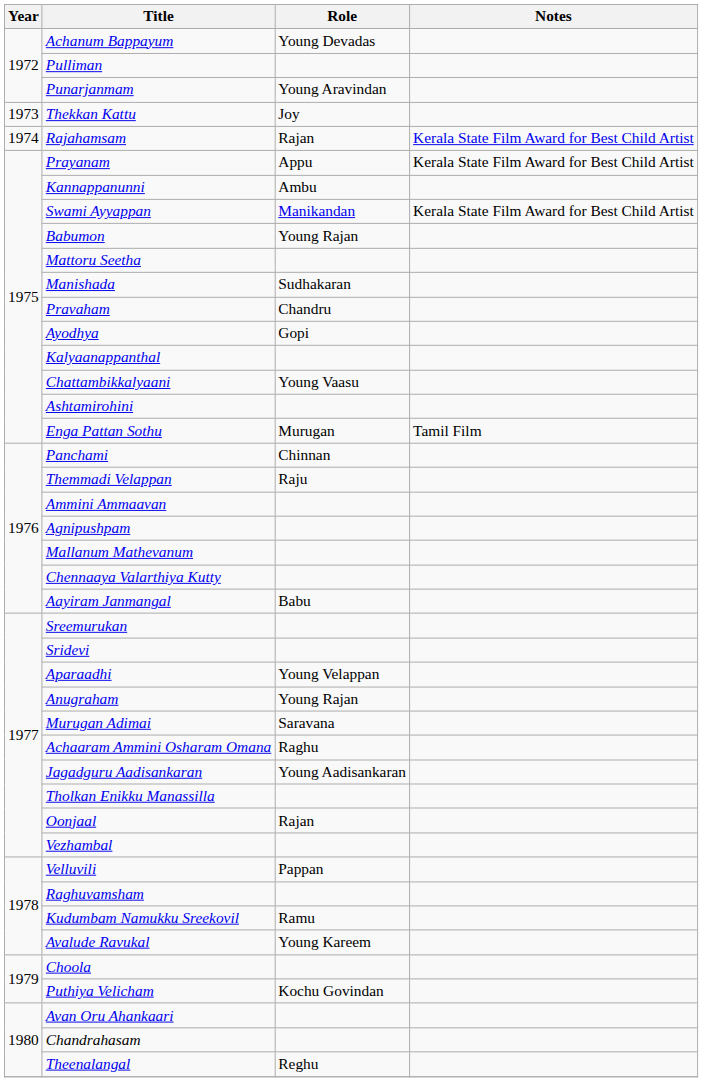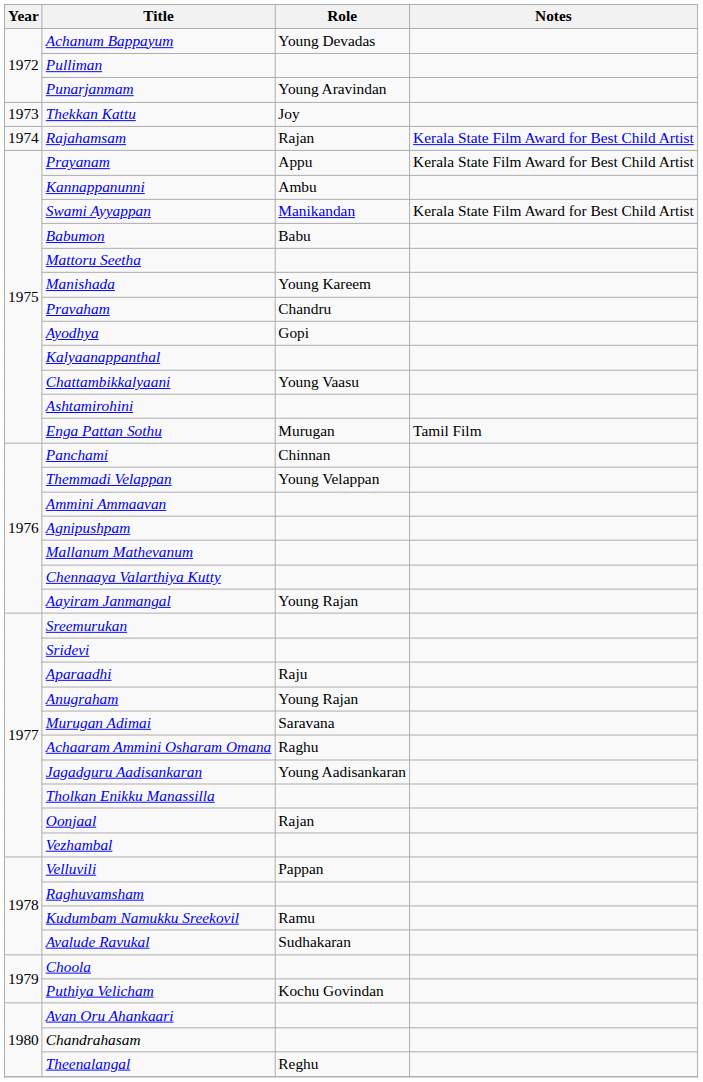(318, 235) Young Rajan -> (295, 235) Babu
(315, 284) Sudhakaran -> (325, 284) Young Kareem
(293, 479) Raju -> (329, 479) Young Velappan
(295, 601) Babu -> (318, 601) Young Rajan
(329, 674) Young Velappan -> (293, 674) Raju
(325, 942) Young Kareem -> (315, 942) Sudhakaran
